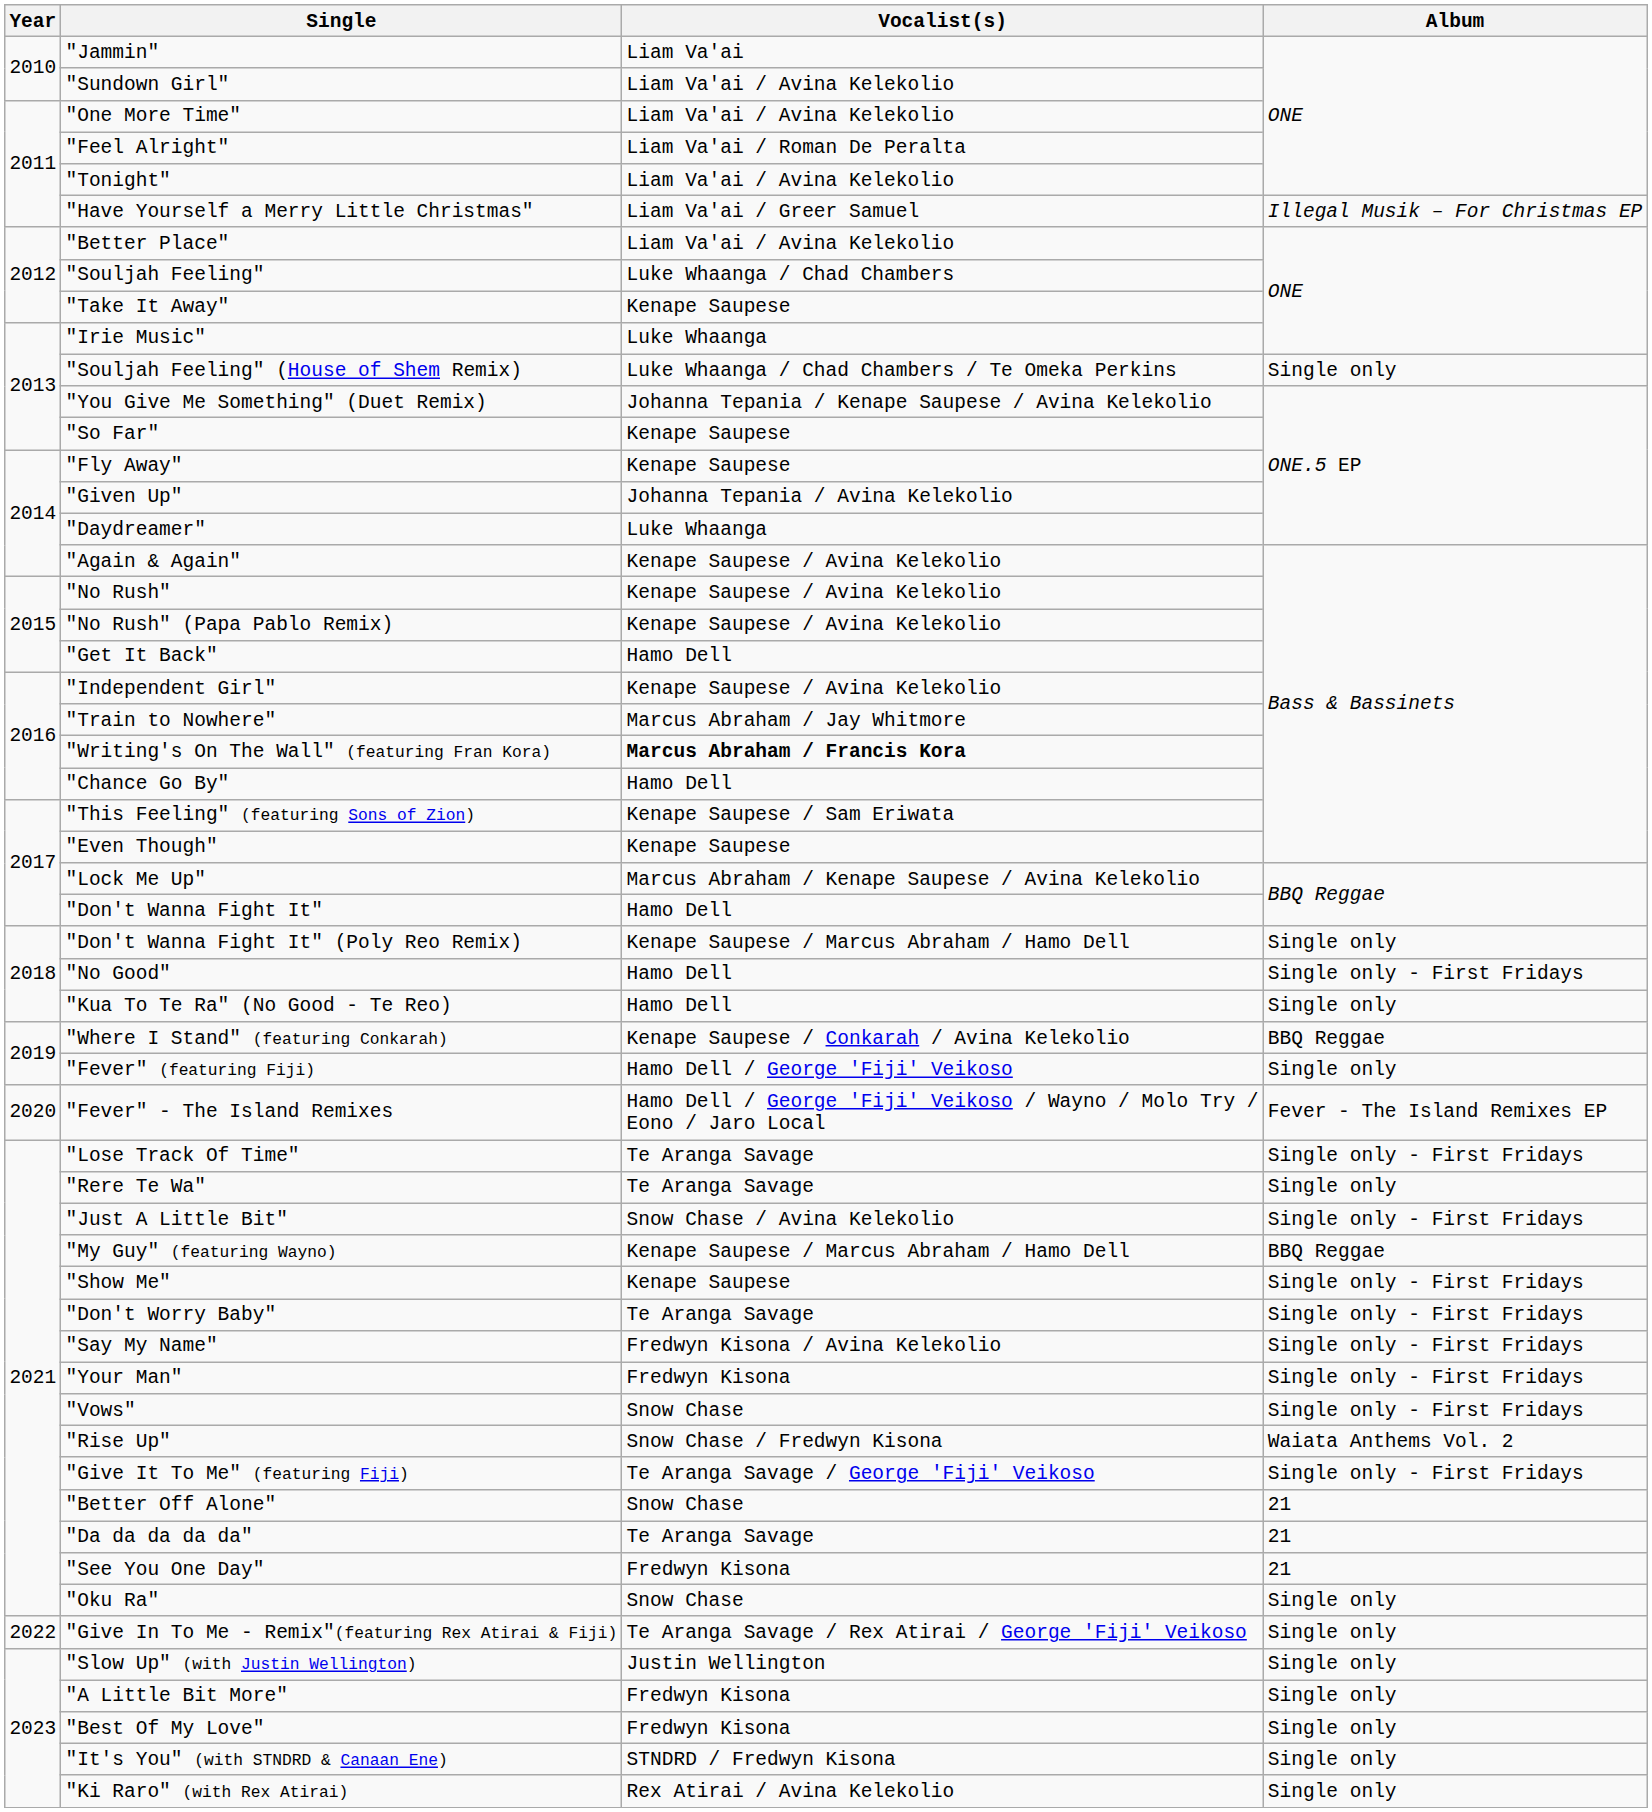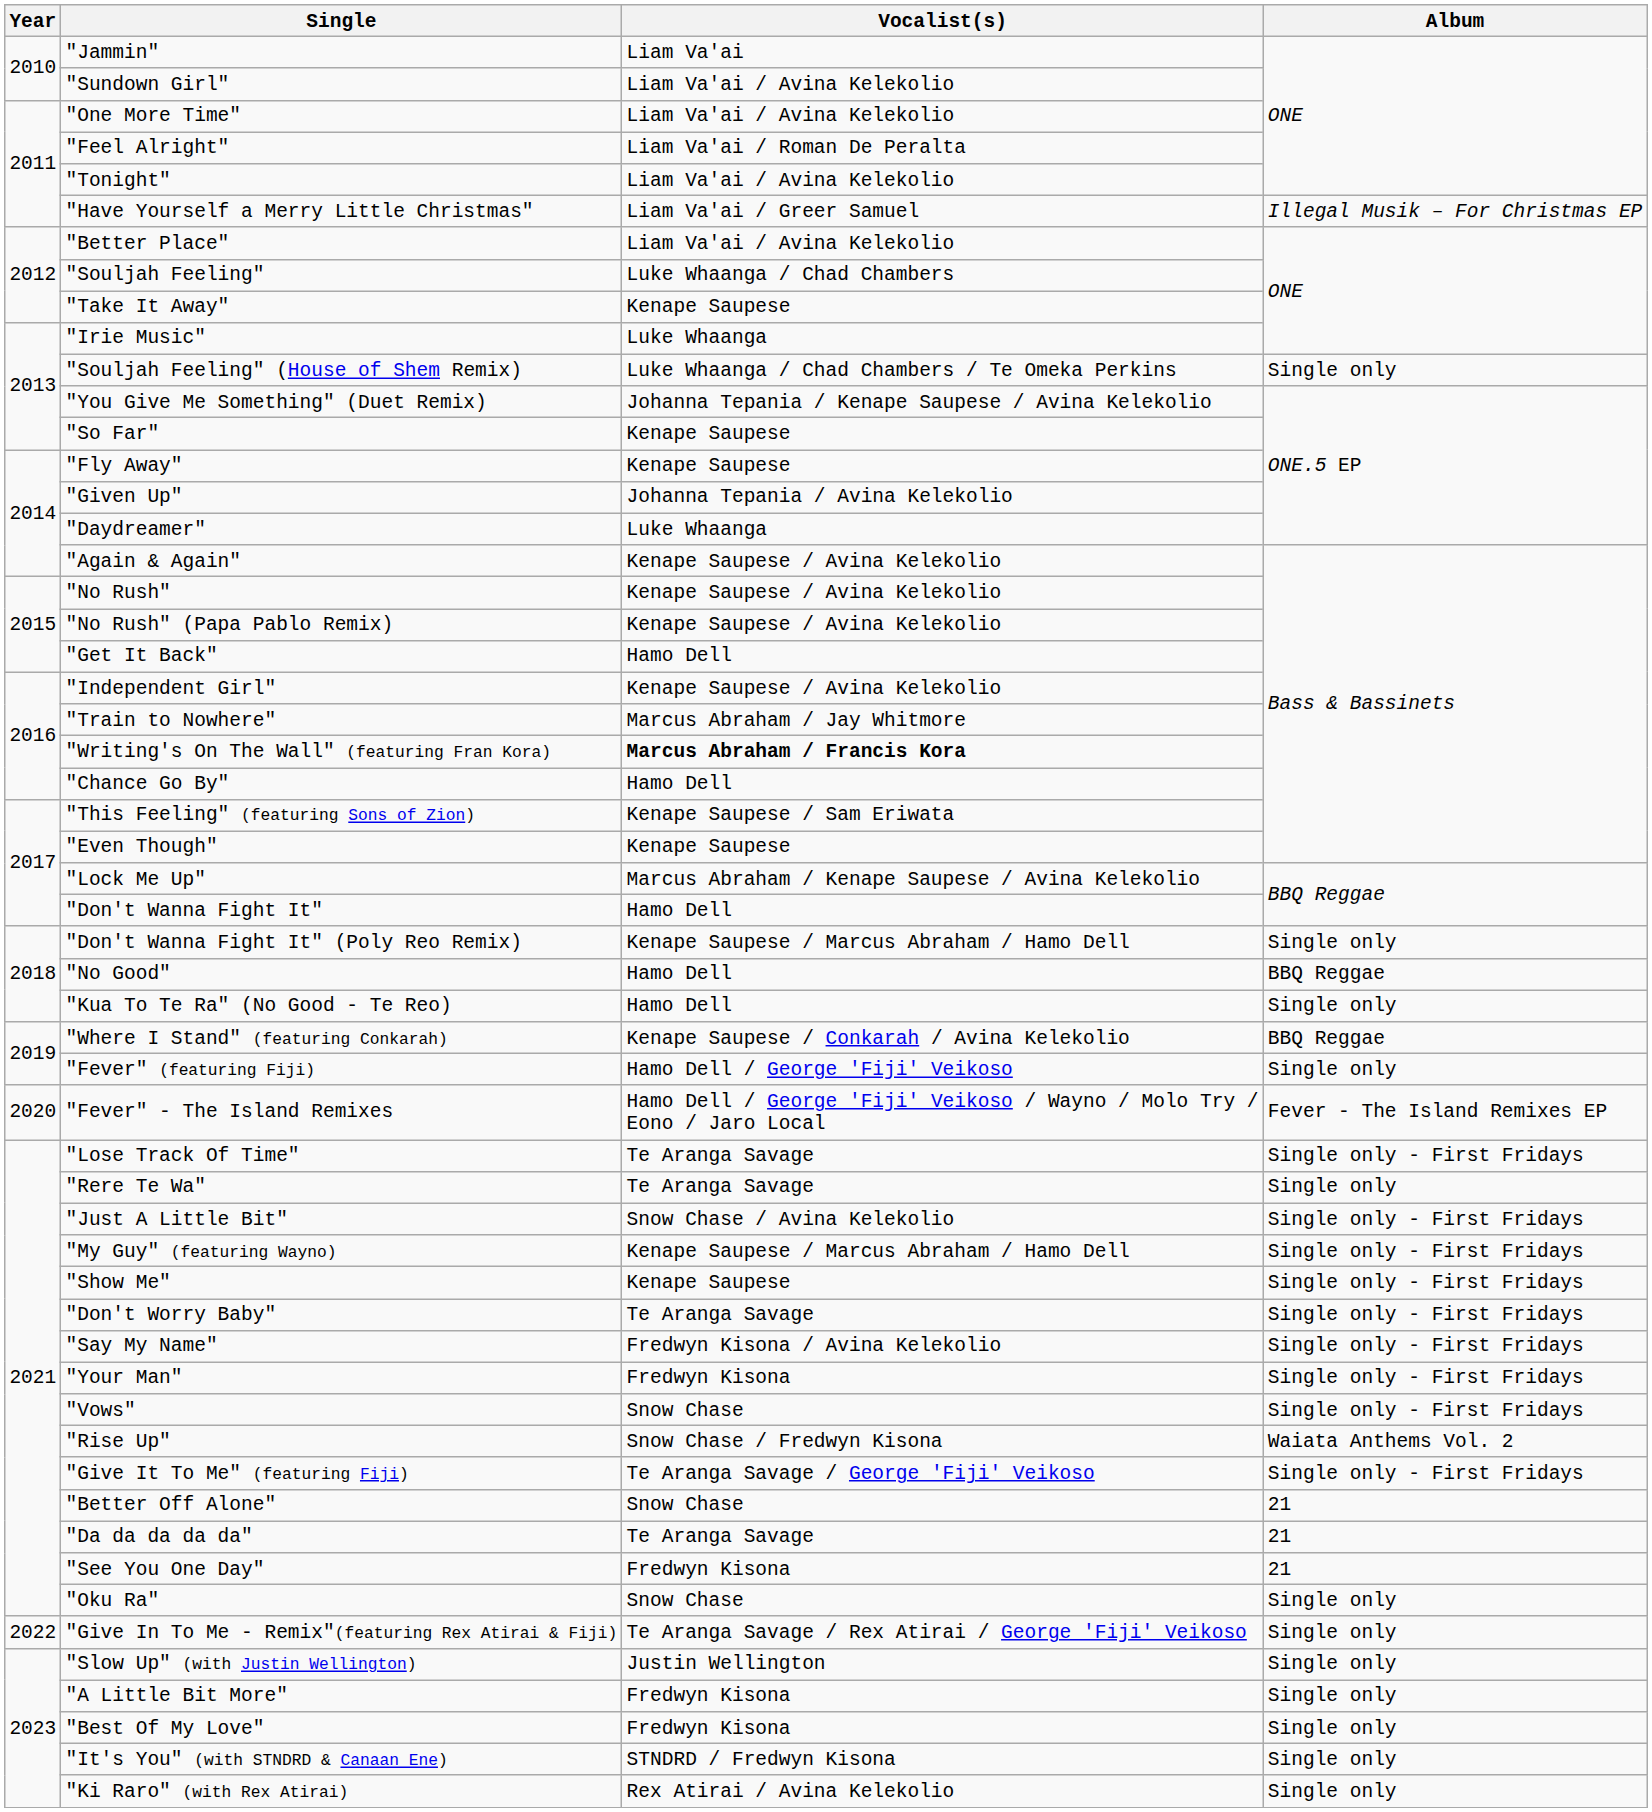(1426, 974) Single only - First Fridays -> (1326, 974) BBQ Reggae
(1326, 1251) BBQ Reggae -> (1426, 1251) Single only - First Fridays
